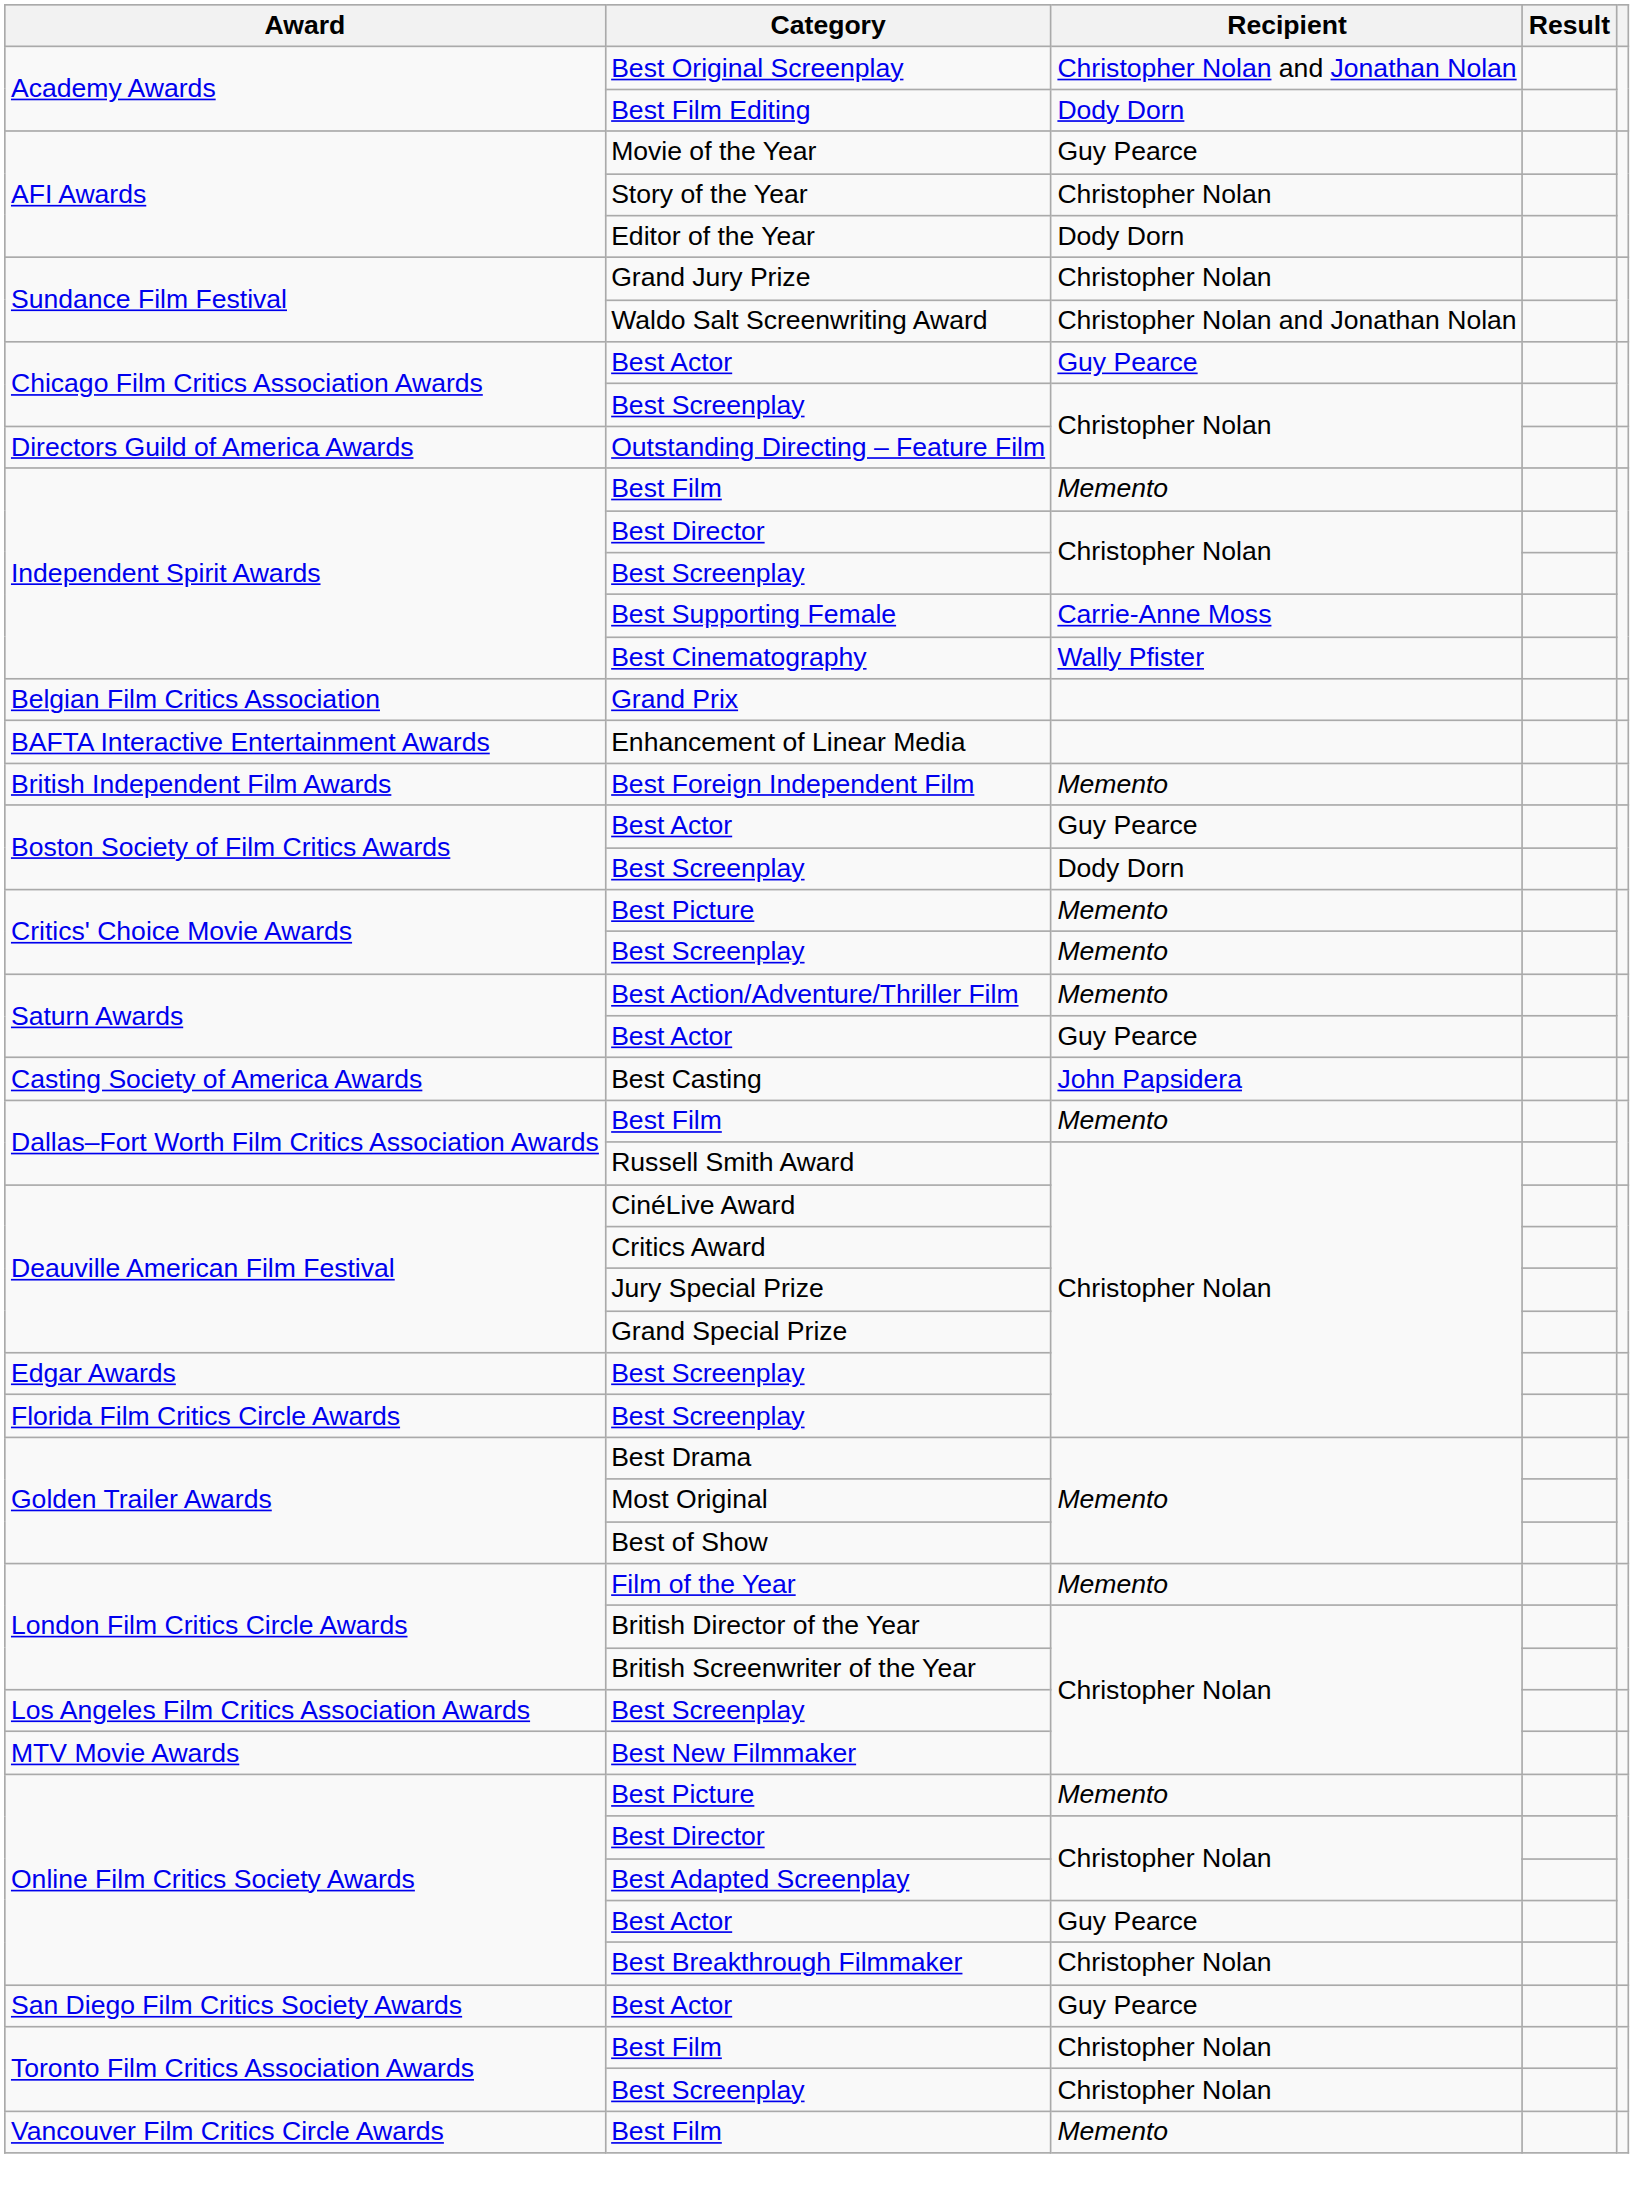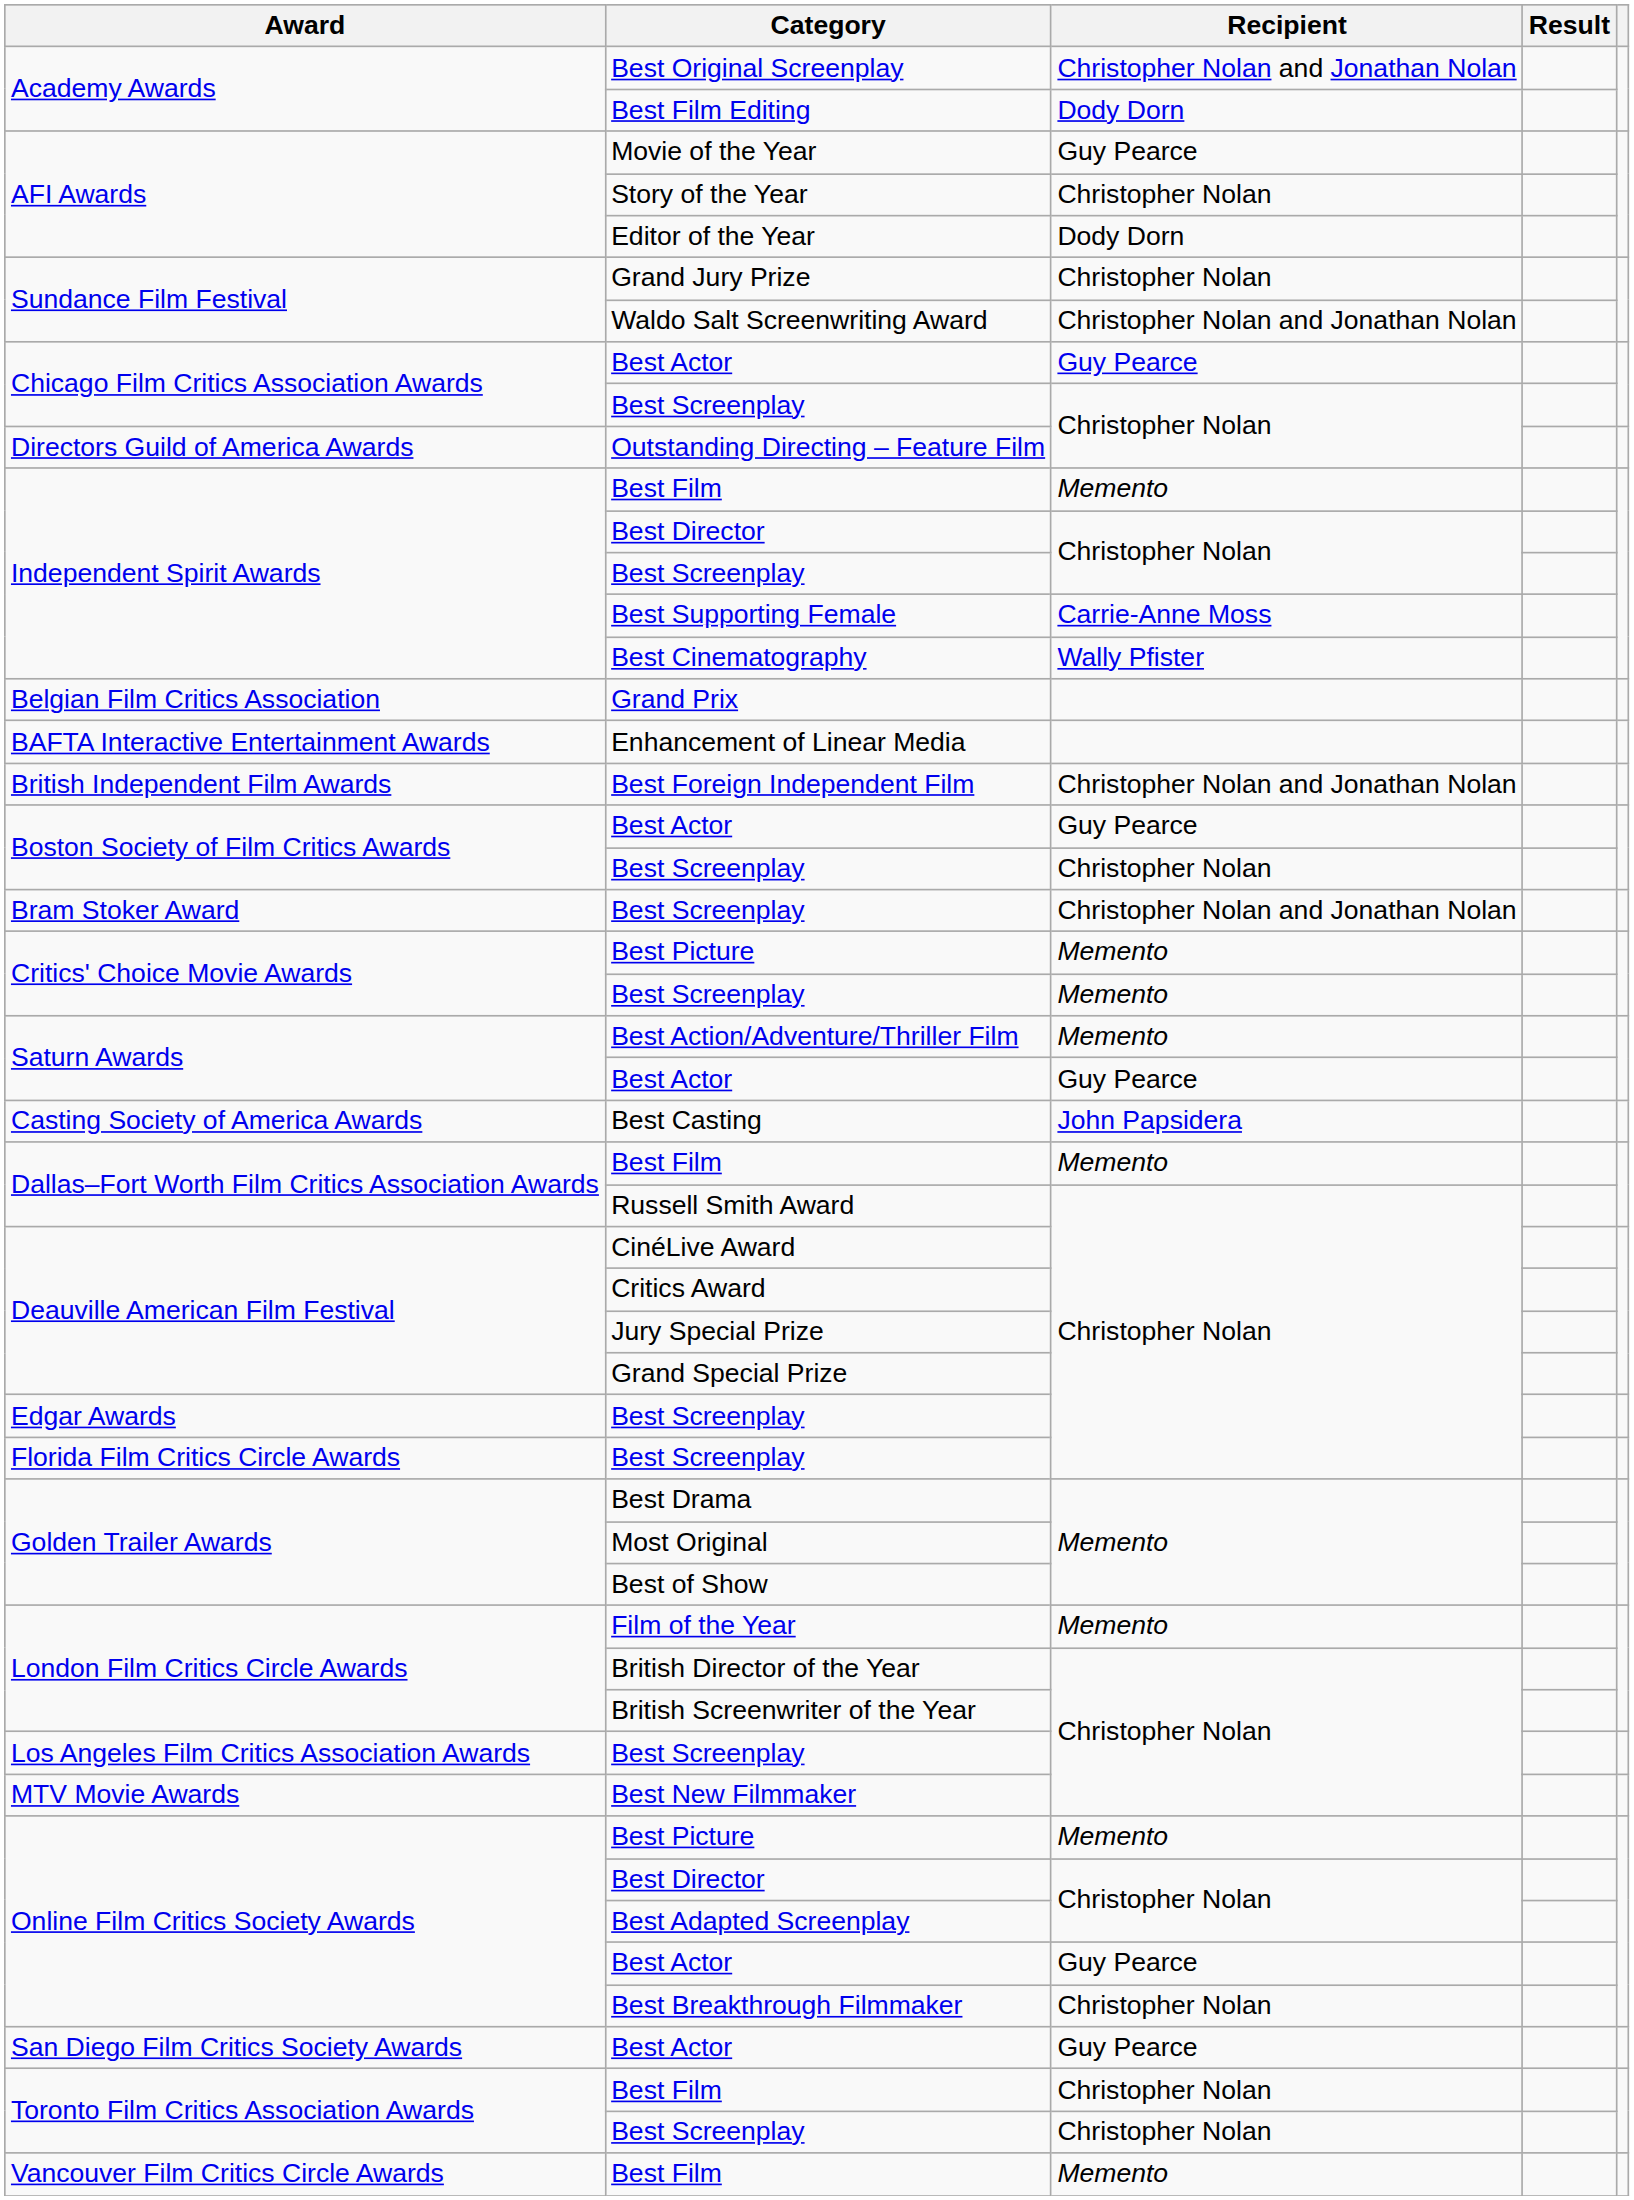(1113, 783) Memento -> (1287, 783) Christopher Nolan and Jonathan Nolan
(1121, 868) Dody Dorn -> (1164, 868) Christopher Nolan
+ row: (125, 910)
